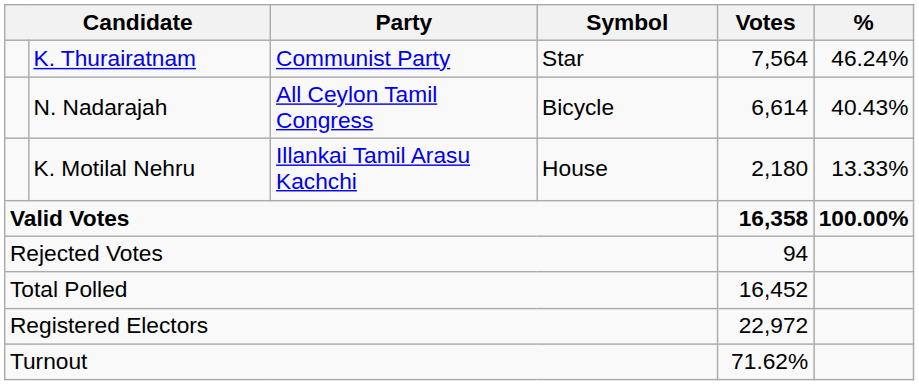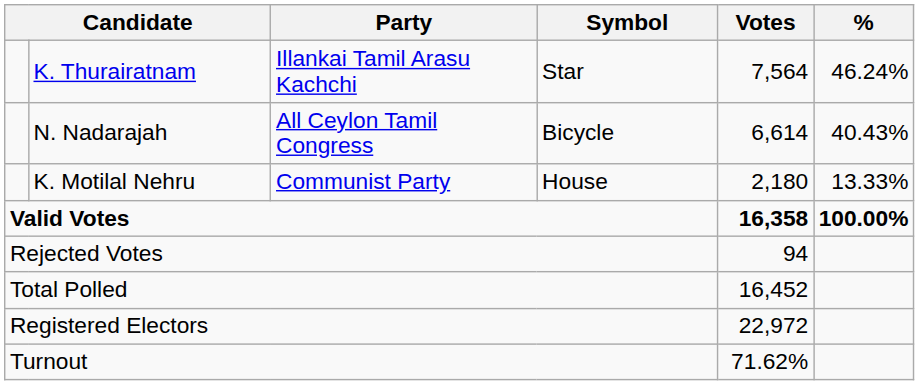(363, 58) Communist Party -> (373, 71) Illankai Tamil Arasu Kachchi
(373, 168) Illankai Tamil Arasu Kachchi -> (363, 181) Communist Party
